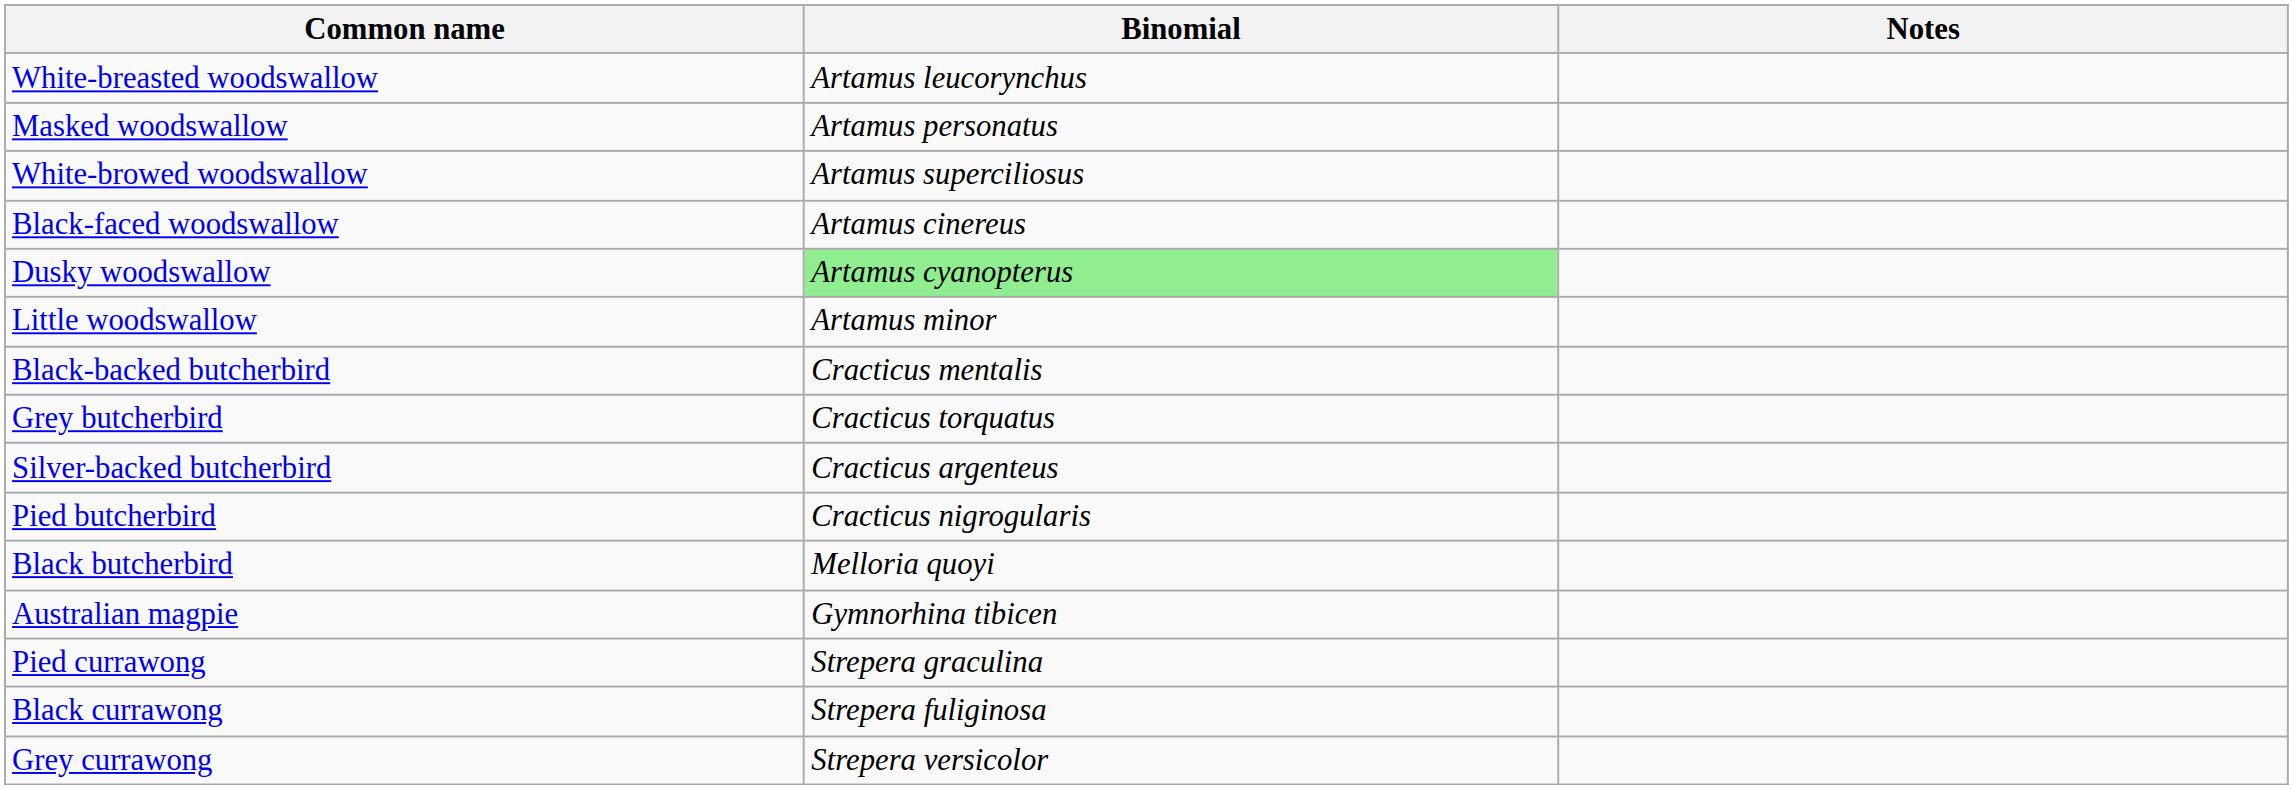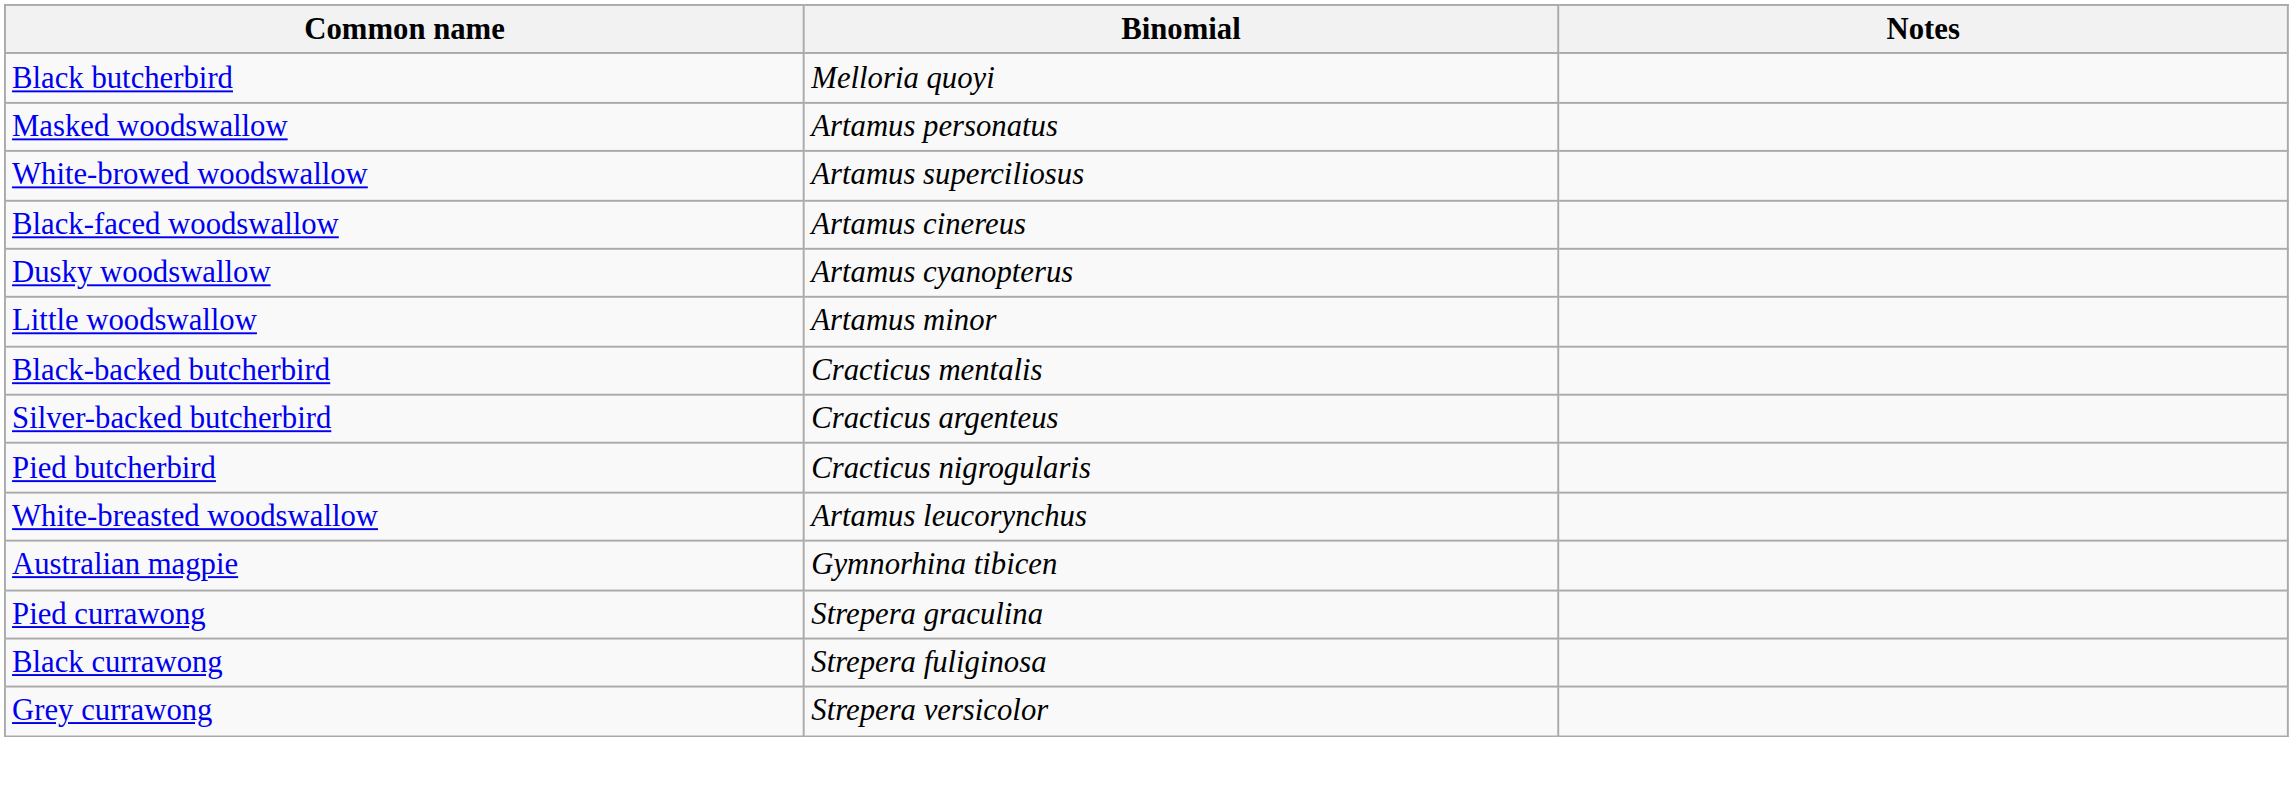rows swapped: (195, 77) <-> (123, 564)
(942, 272) lightgreen background -> (942, 272) no background
- row: (117, 418)
